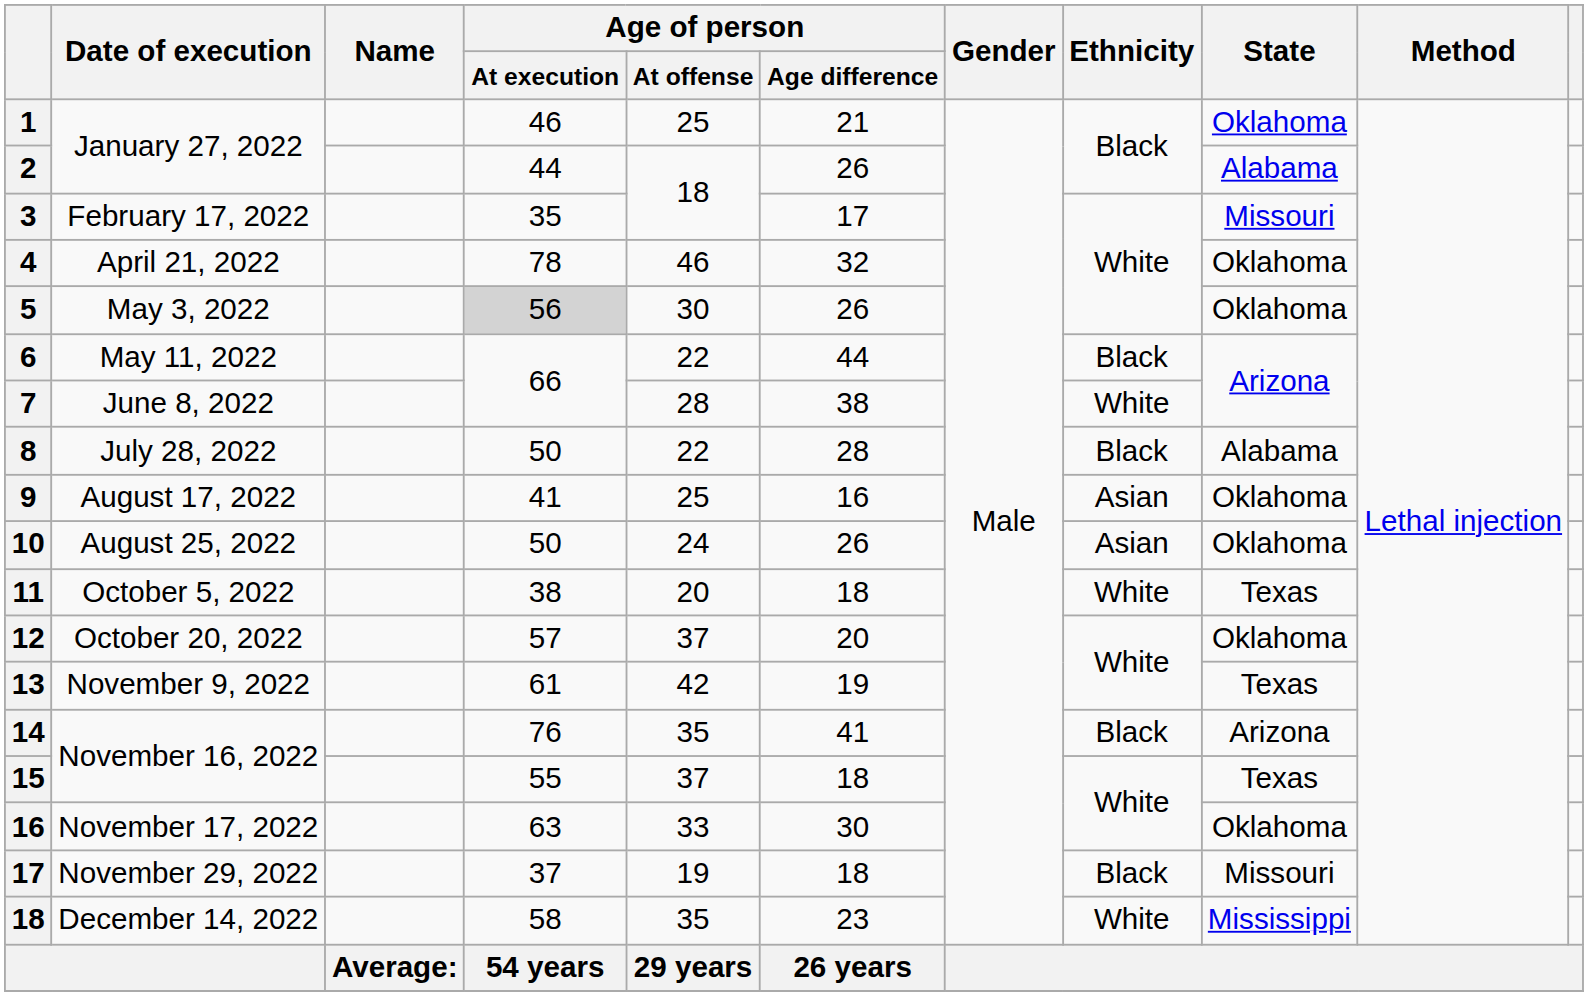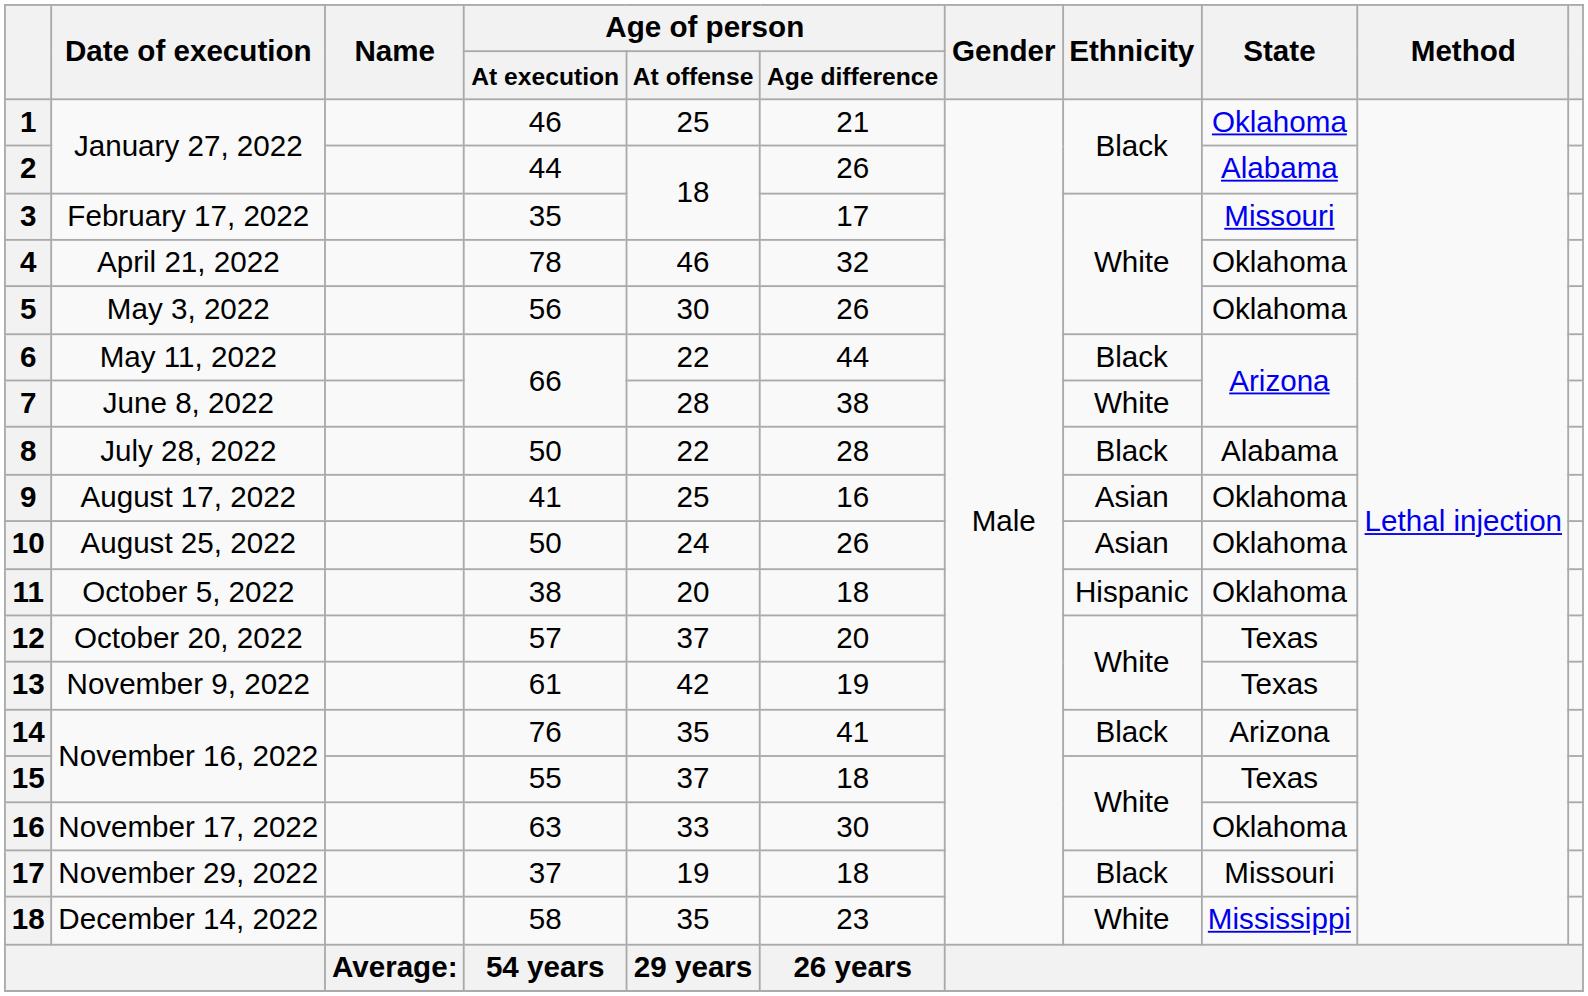(545, 309) lightgrey background -> (545, 309) no background
(1132, 591) White -> (1132, 591) Hispanic
(1279, 591) Texas -> (1279, 591) Oklahoma
(1279, 638) Oklahoma -> (1279, 638) Texas
